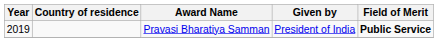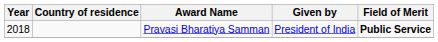(18, 29) 2019 -> (18, 29) 2018
